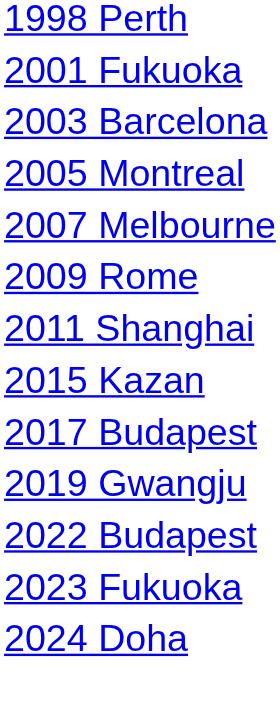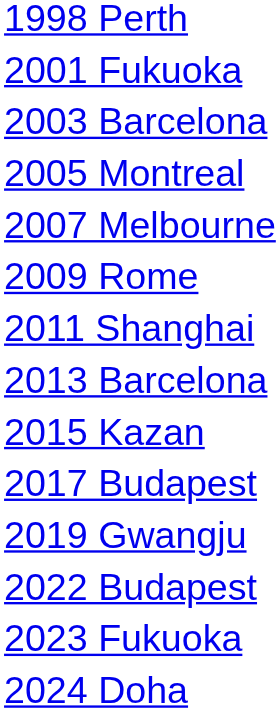+ row: (136, 380)
